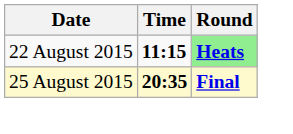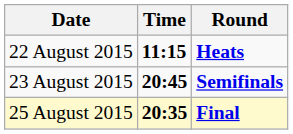(220, 50) lightgreen background -> (220, 50) no background
+ row: (71, 81)
